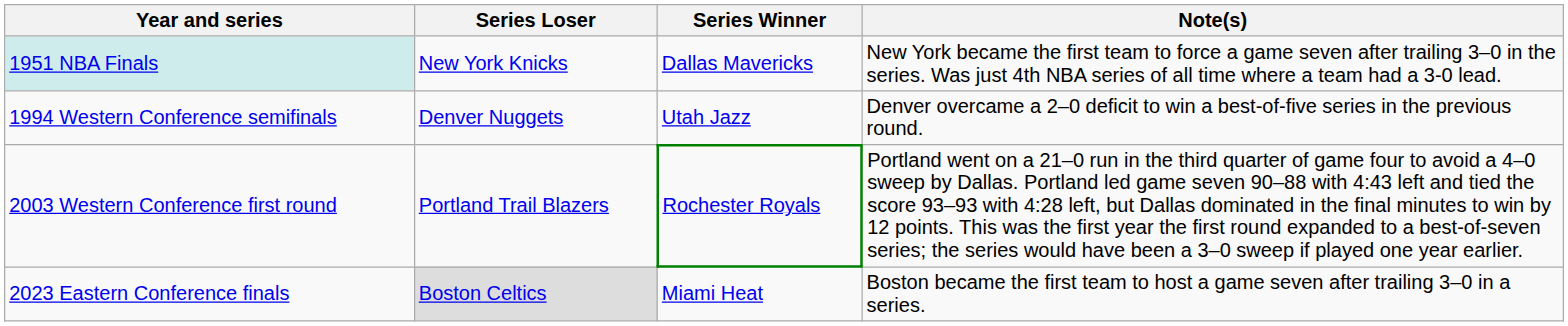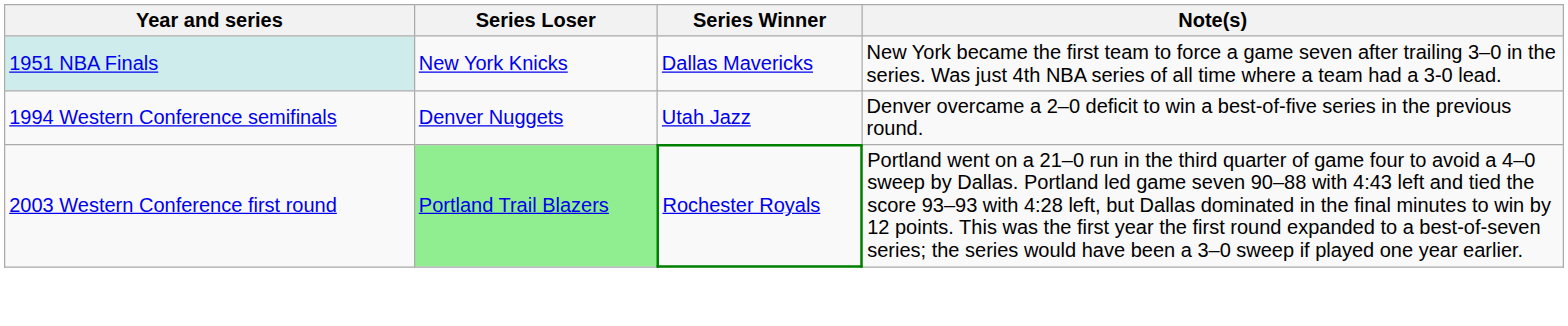(514, 205) no background -> (514, 205) lightgreen background
- row: (149, 293)
